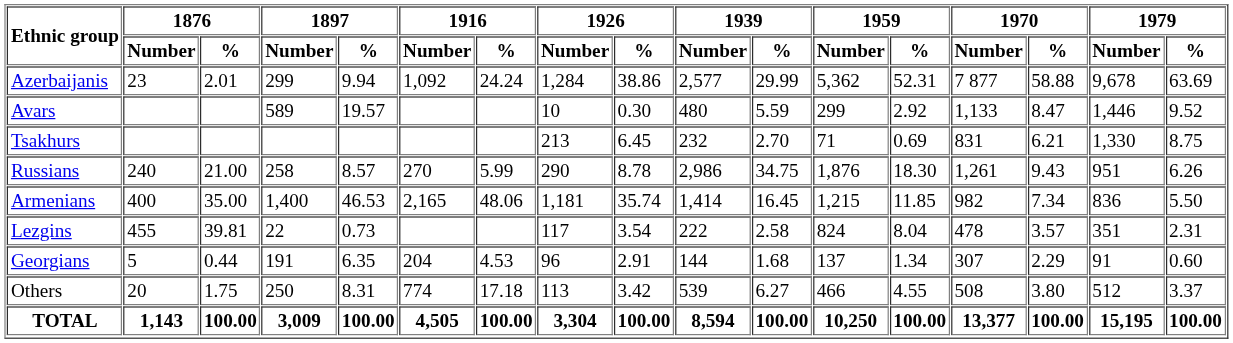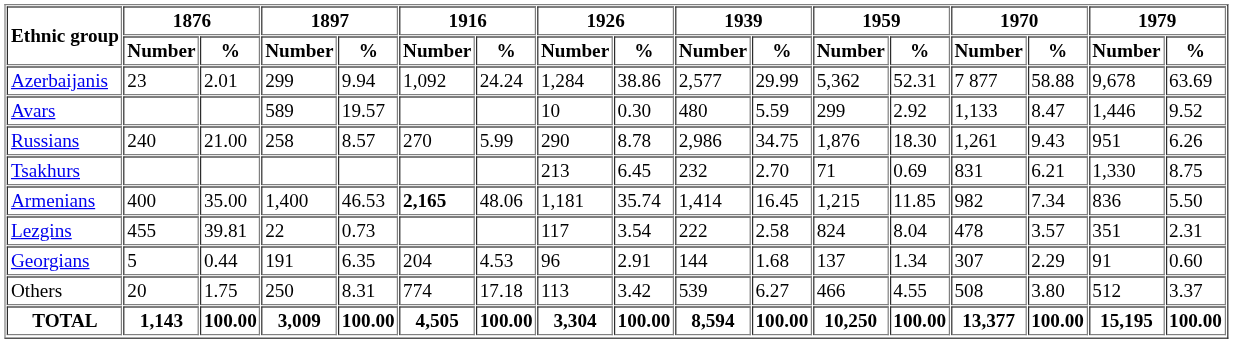rows swapped: (45, 140) <-> (45, 170)
(425, 200) normal -> (425, 200) bold
